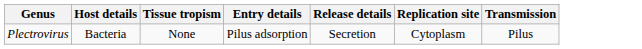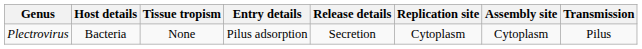+ column: (521, 14)
